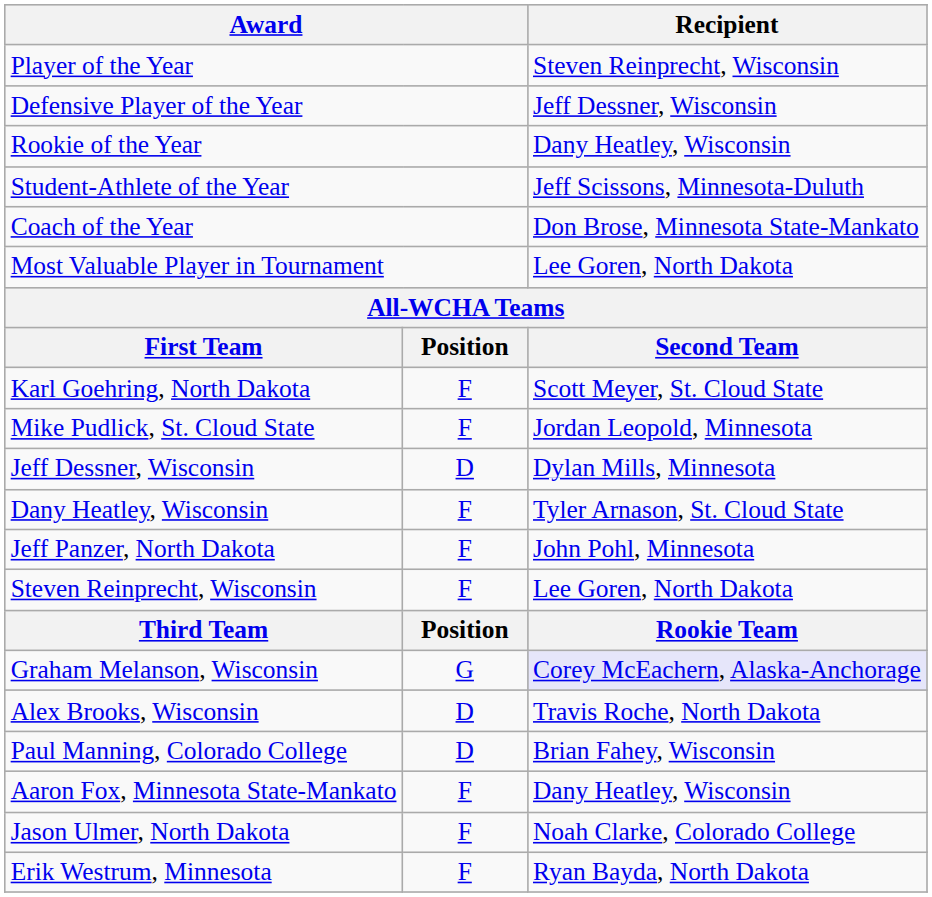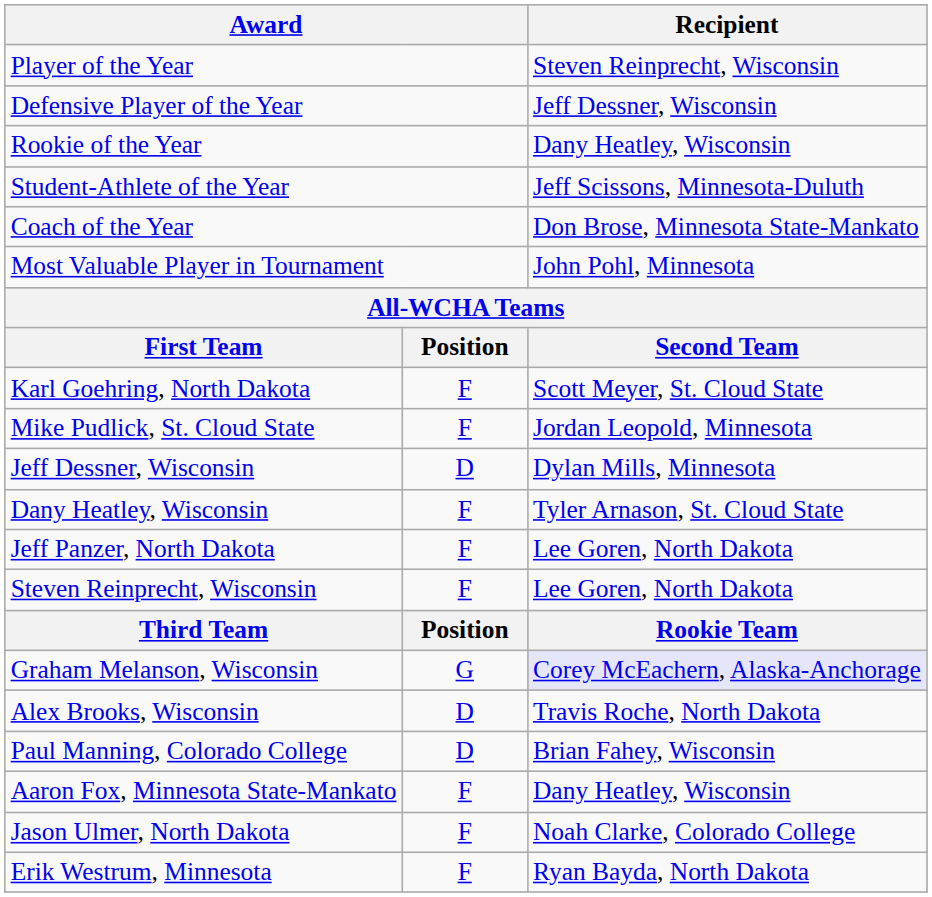(663, 266) Lee Goren, North Dakota -> (644, 266) John Pohl, Minnesota
(644, 549) John Pohl, Minnesota -> (663, 549) Lee Goren, North Dakota
